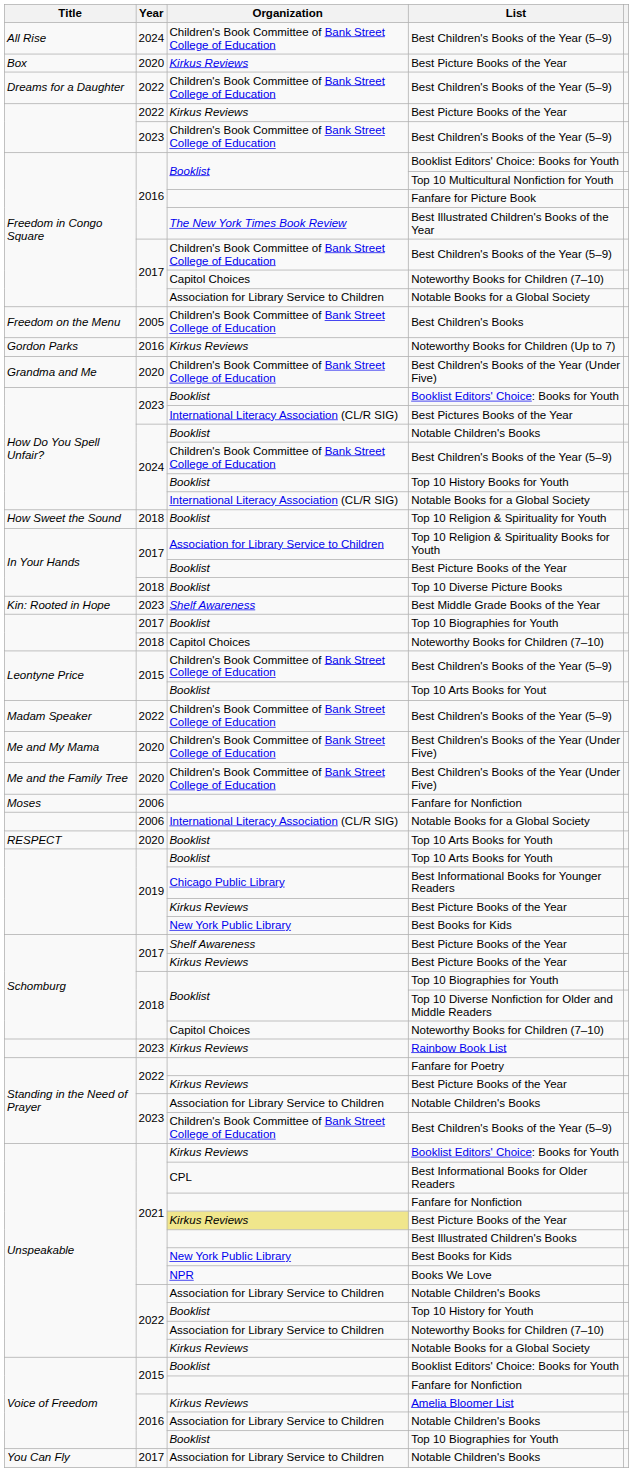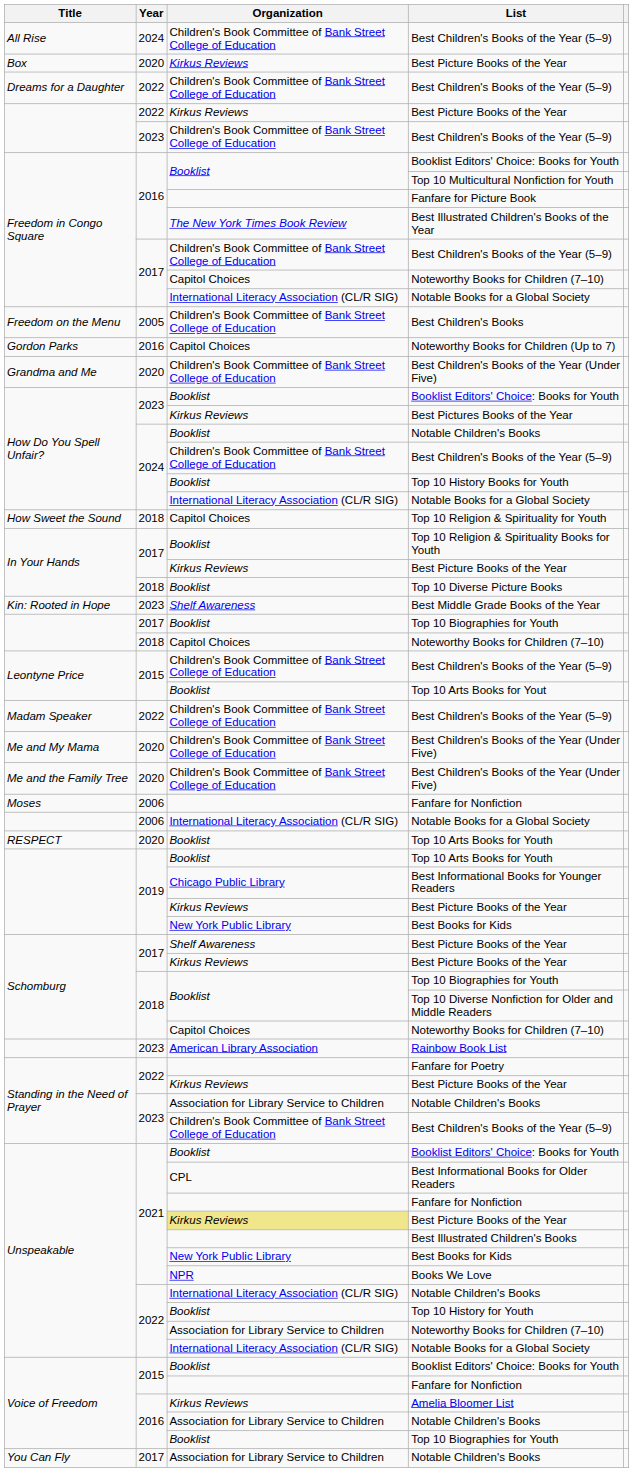(277, 297) Association for Library Service to Children -> (284, 297) International Literacy Association (CL/R SIG)
(209, 347) Kirkus Reviews -> (210, 347) Capitol Choices
(284, 414) International Literacy Association (CL/R SIG) -> (209, 414) Kirkus Reviews
(190, 519) Booklist -> (210, 519) Capitol Choices
(277, 544) Association for Library Service to Children -> (190, 544) Booklist
(190, 568) Booklist -> (209, 568) Kirkus Reviews
(209, 1048) Kirkus Reviews -> (244, 1048) American Library Association
(209, 1152) Kirkus Reviews -> (190, 1152) Booklist
(277, 1293) Association for Library Service to Children -> (284, 1293) International Literacy Association (CL/R SIG)
(209, 1348) Kirkus Reviews -> (284, 1348) International Literacy Association (CL/R SIG)
